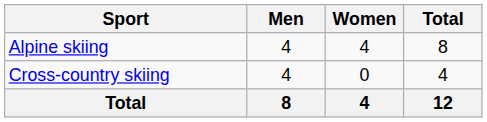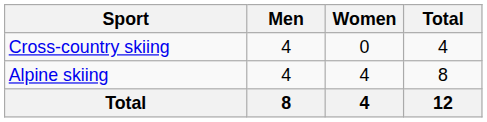rows swapped: (59, 47) <-> (89, 75)
